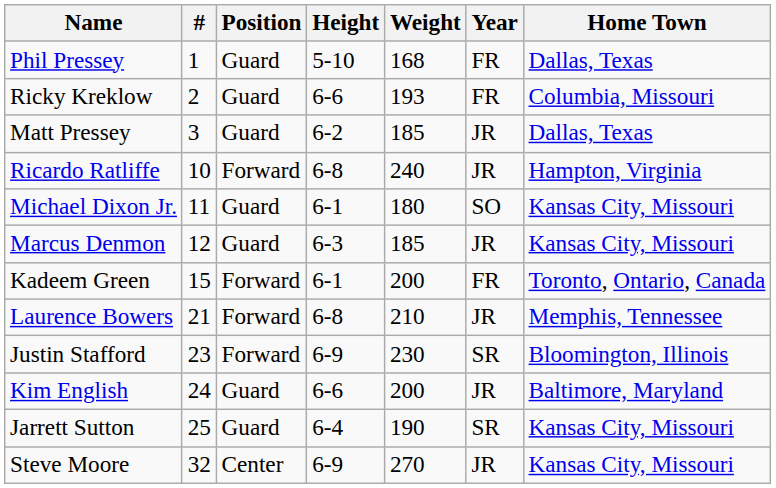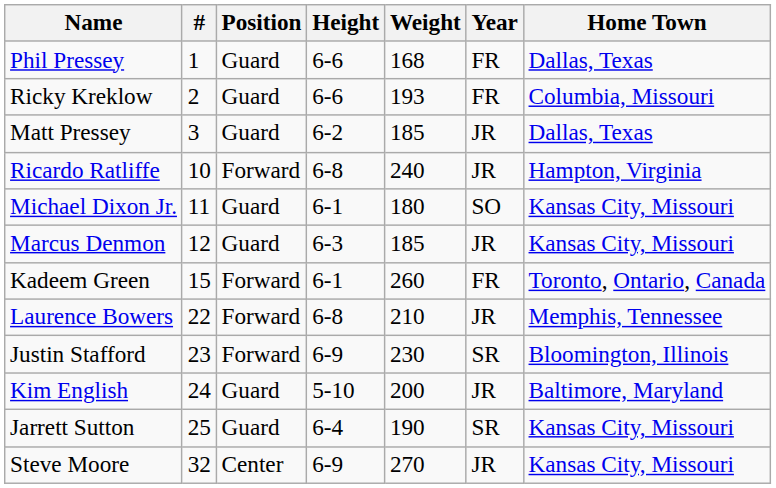(333, 59) 5-10 -> (328, 59) 6-6
(407, 280) 200 -> (407, 280) 260
(199, 317) 21 -> (199, 317) 22
(328, 390) 6-6 -> (333, 390) 5-10
